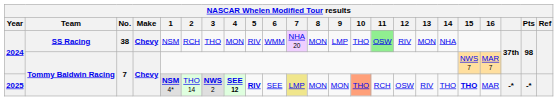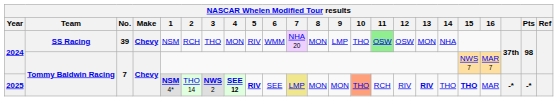(125, 41) 38 -> (125, 41) 39
(405, 41) RIV -> (405, 41) OSW
(405, 85) OSW -> (405, 85) RIV
(427, 85) normal -> (427, 85) bold
